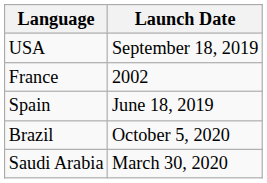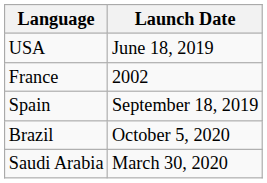(185, 47) September 18, 2019 -> (163, 47) June 18, 2019
(163, 105) June 18, 2019 -> (185, 105) September 18, 2019
